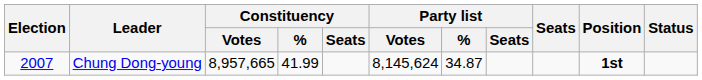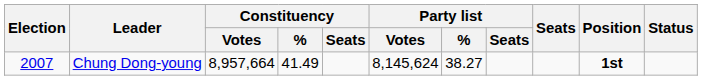(242, 63) 8,957,665 -> (242, 63) 8,957,664
(300, 63) 41.99 -> (300, 63) 41.49
(464, 63) 34.87 -> (464, 63) 38.27
